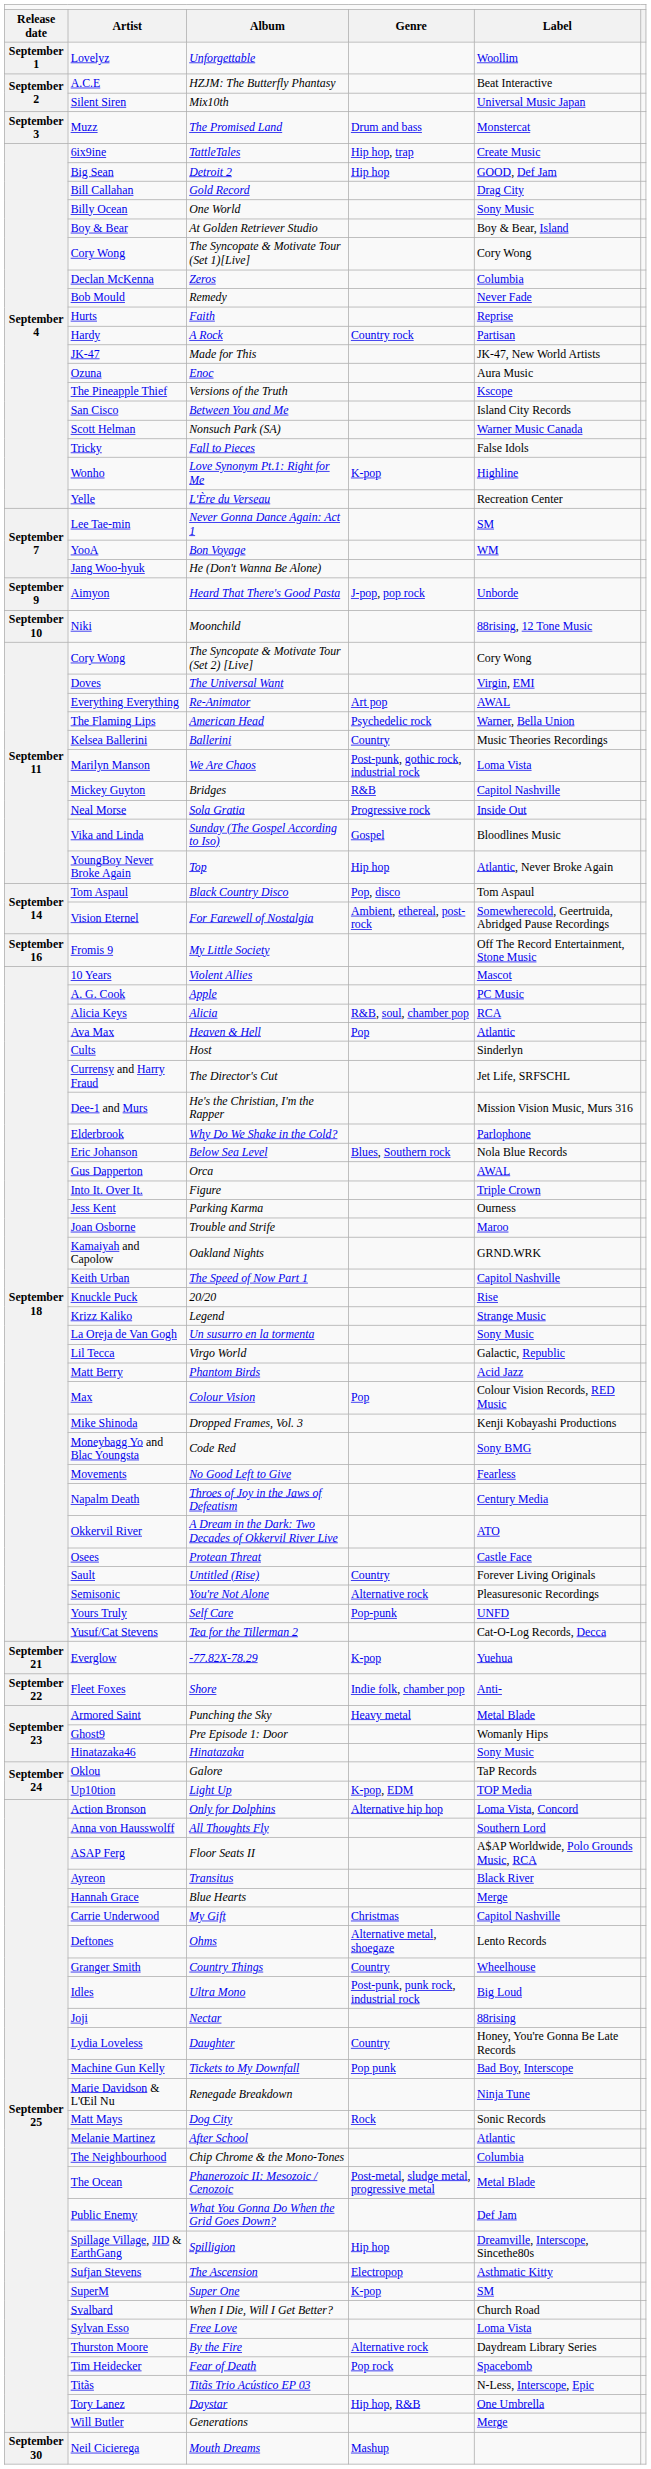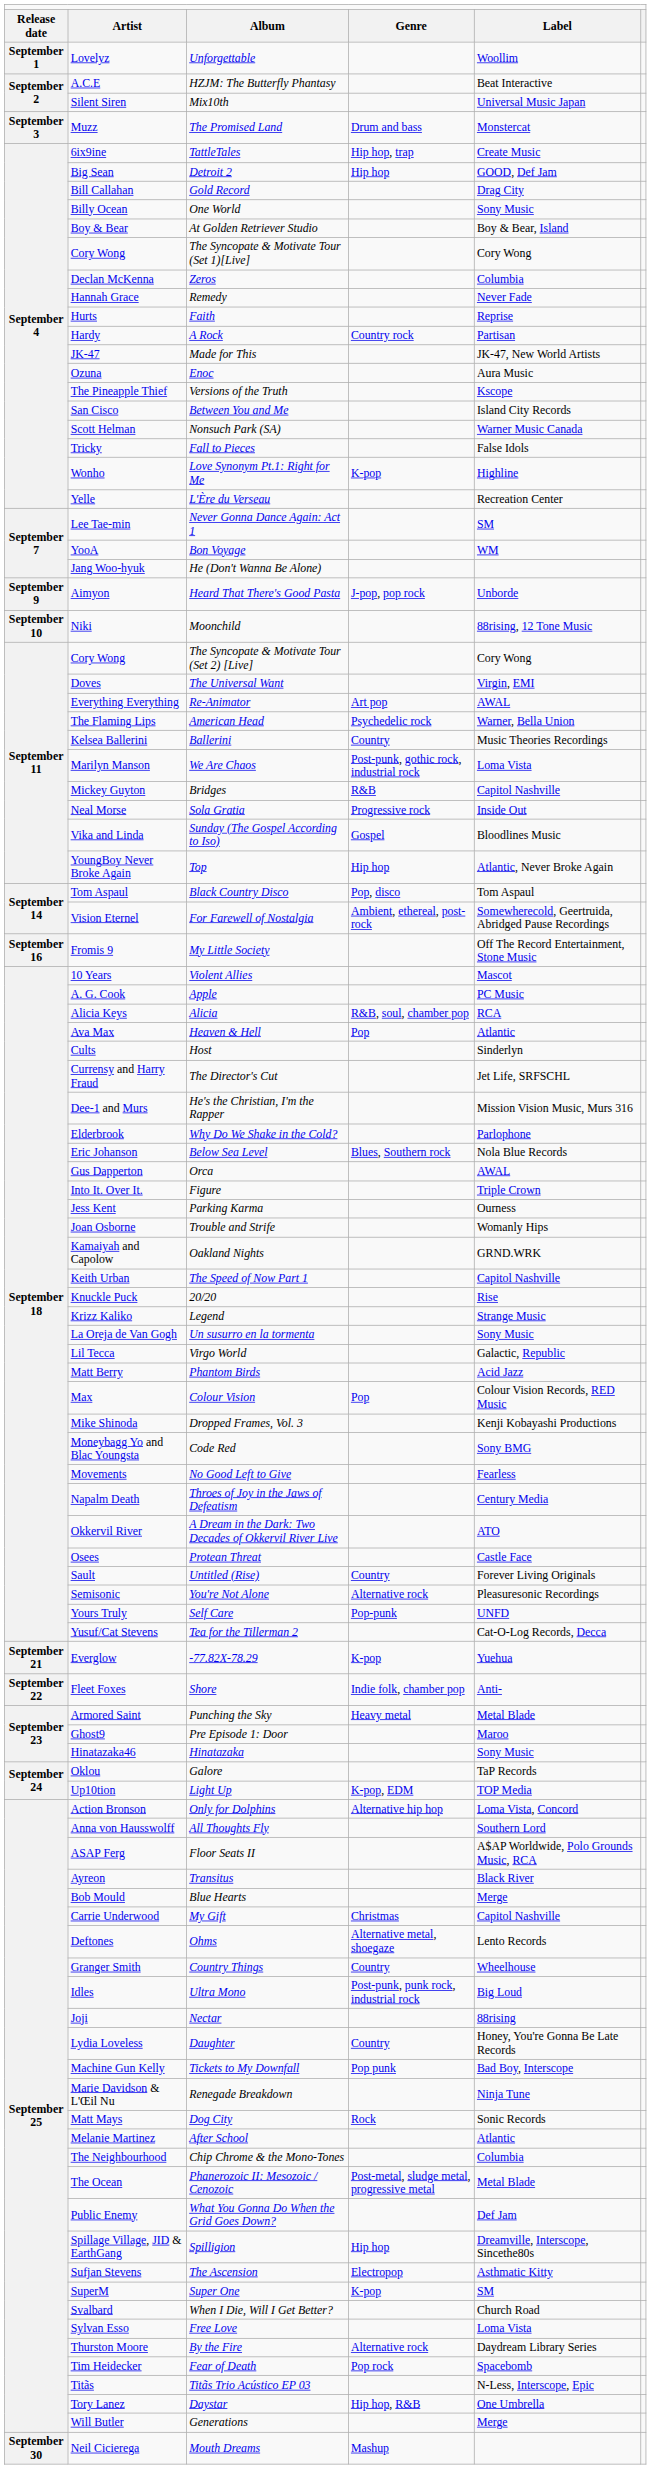(98, 297) Bob Mould -> (105, 297) Hannah Grace
(493, 1227) Maroo -> (512, 1227) Womanly Hips
(512, 1734) Womanly Hips -> (493, 1734) Maroo
(105, 1897) Hannah Grace -> (98, 1897) Bob Mould
